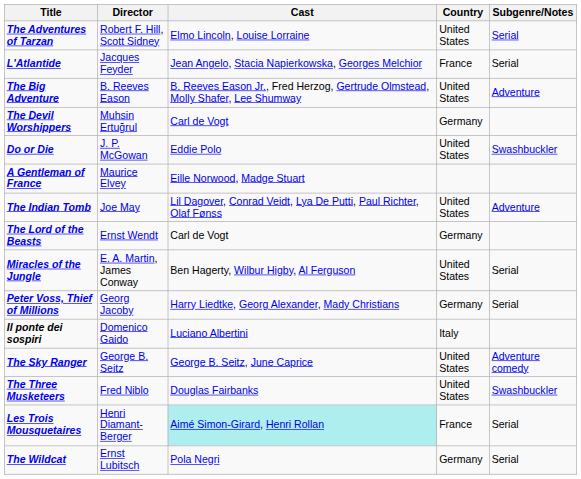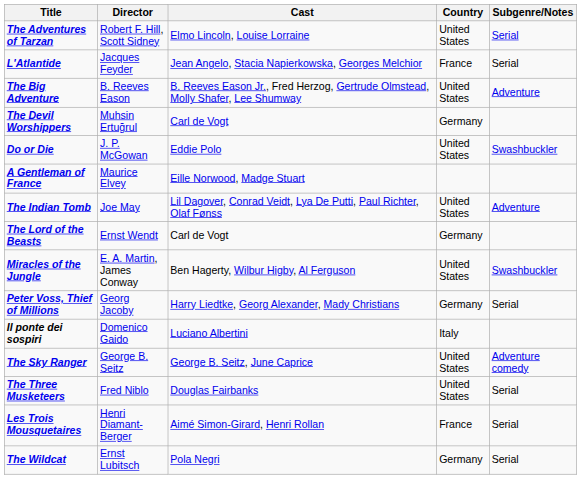(505, 270) Serial -> (525, 270) Swashbuckler
(525, 390) Swashbuckler -> (505, 390) Serial
(247, 425) paleturquoise background -> (247, 425) no background
